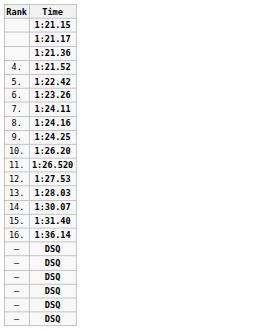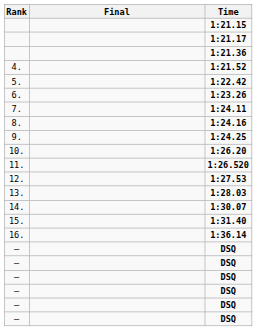+ column: (117, 11)
